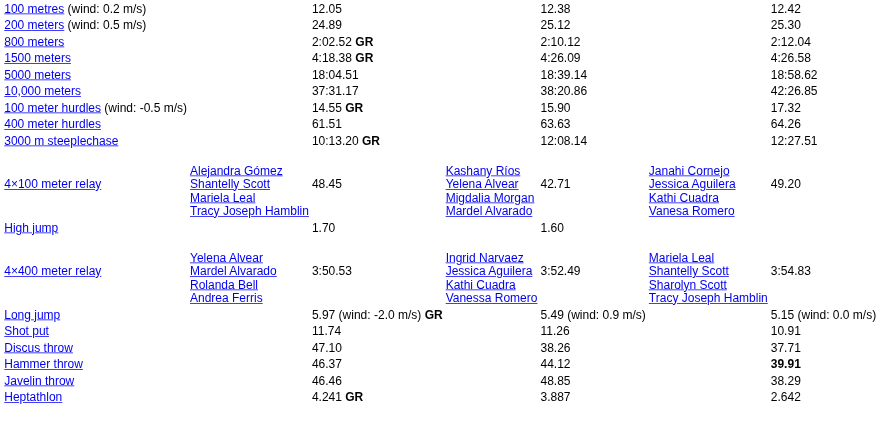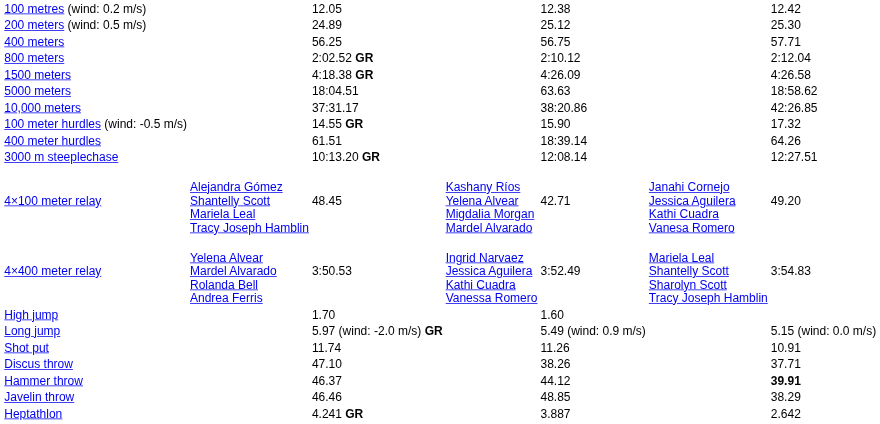+ row: (34, 42)
(564, 75) 18:39.14 -> (555, 91) 63.63
(555, 124) 63.63 -> (564, 141) 18:39.14
rows swapped: (53, 271) <-> (31, 228)
